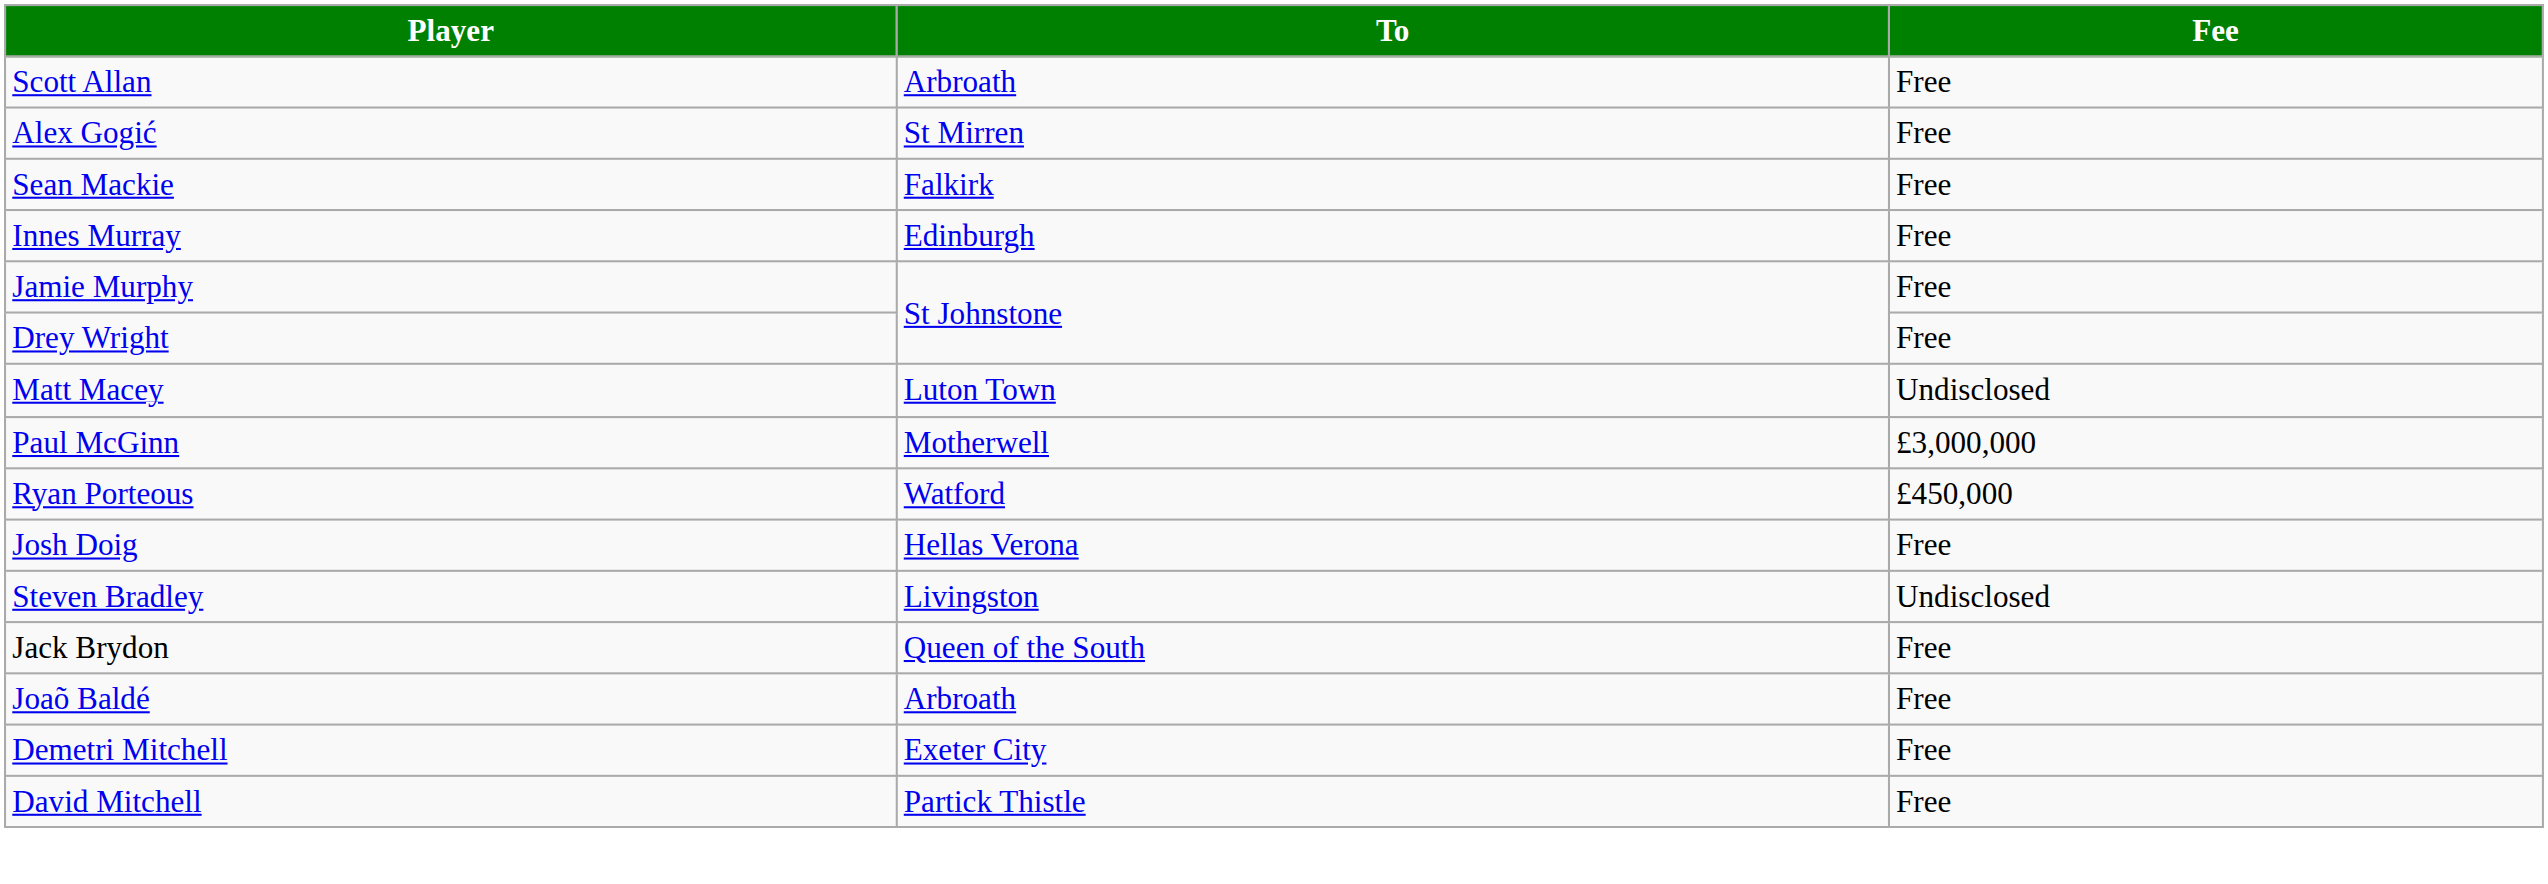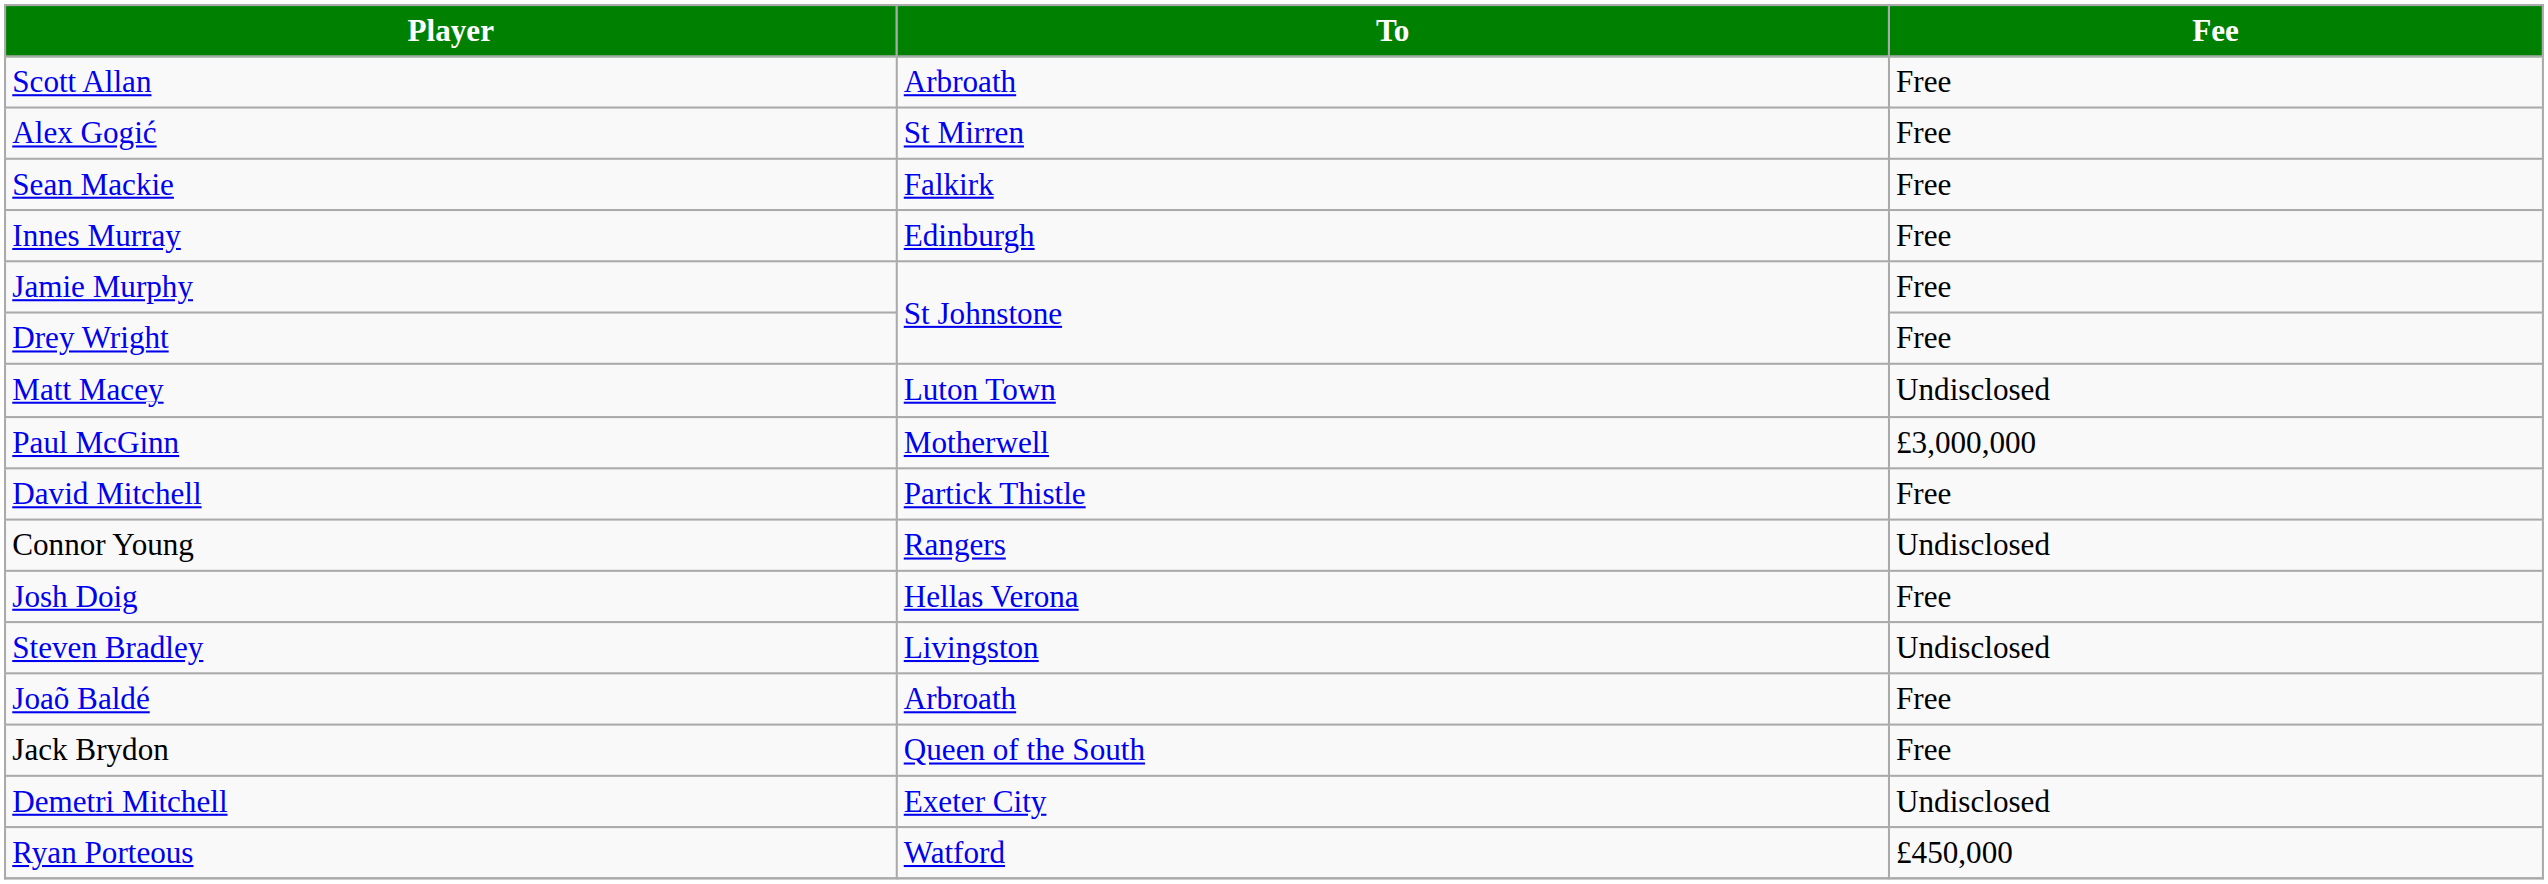rows swapped: (107, 801) <-> (103, 492)
+ row: (103, 544)
rows swapped: (81, 698) <-> (91, 646)
(1924, 749) Free -> (1973, 801) Undisclosed
